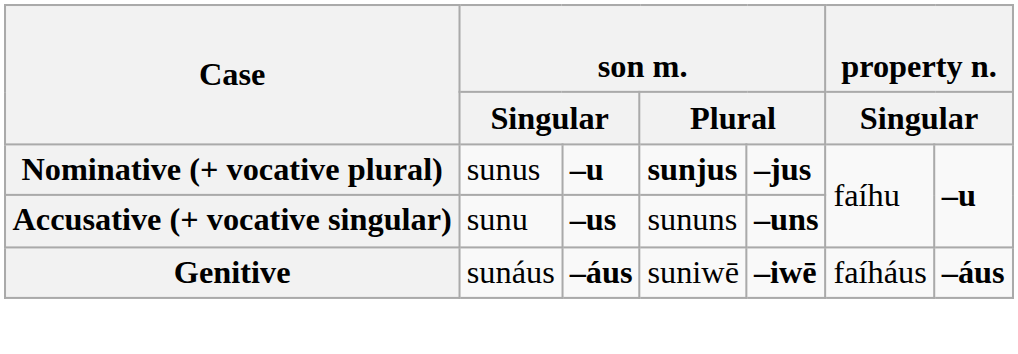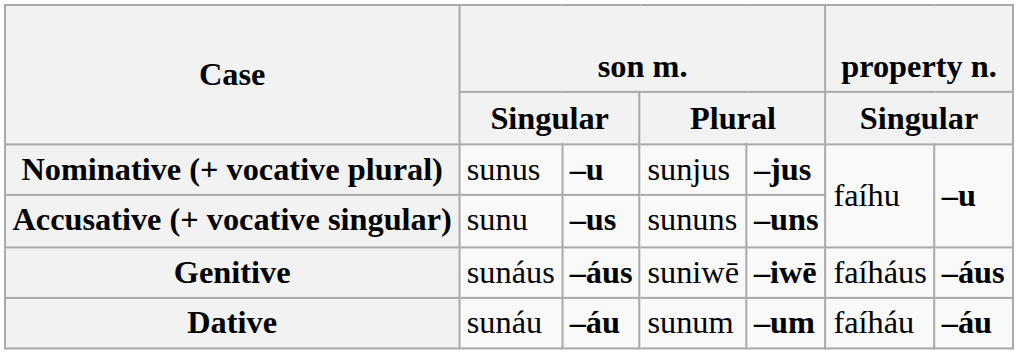(692, 169) bold -> (689, 169) normal
+ row: (232, 322)
